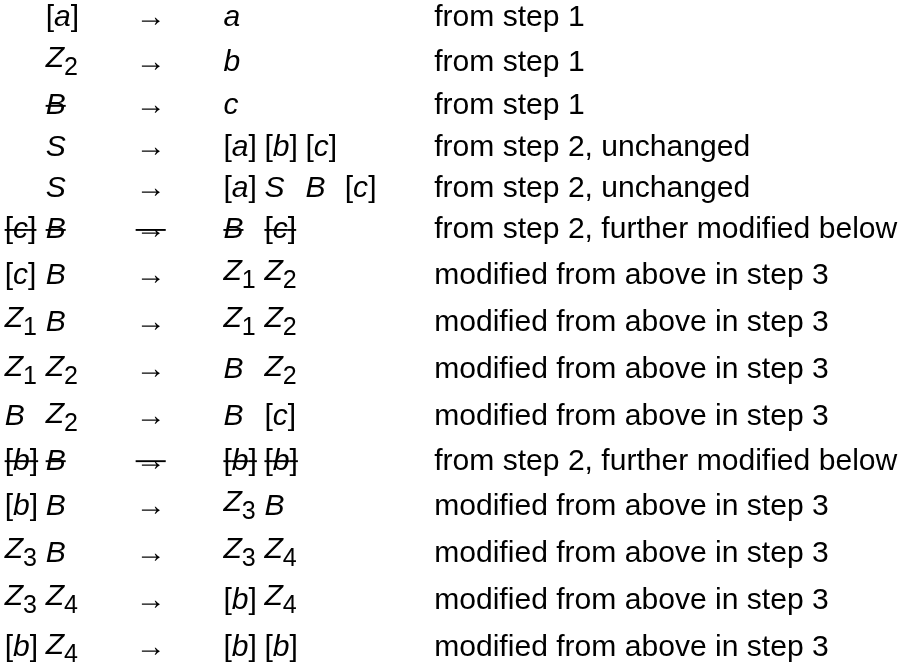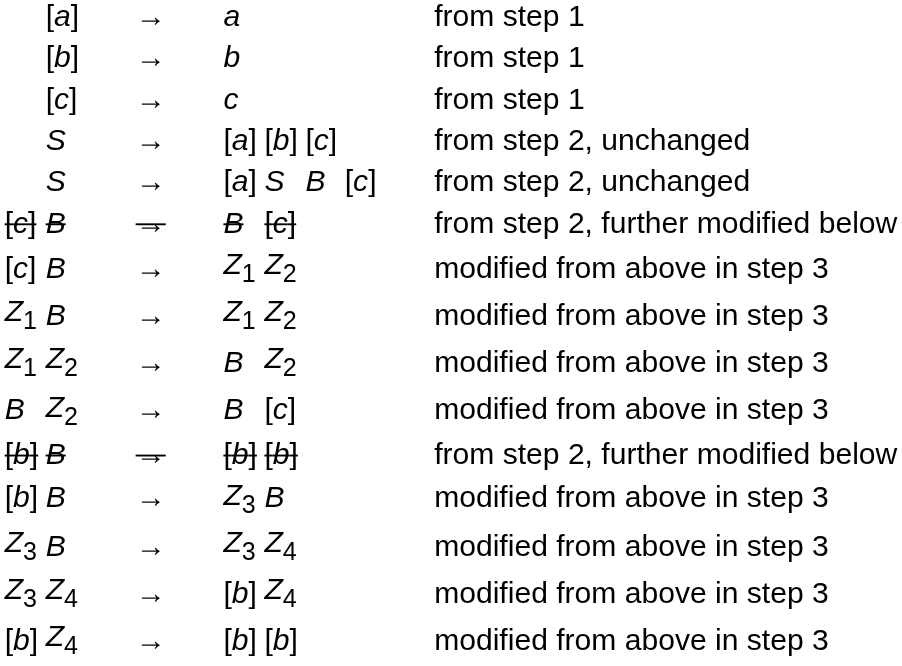(87, 61) Z2 -> (62, 57) [b]
(56, 104) B -> (62, 98) [c]
